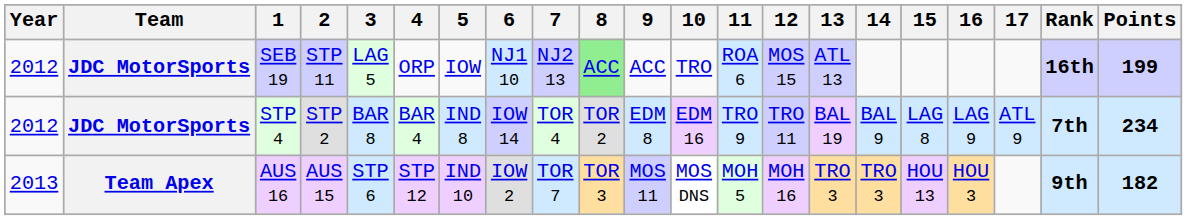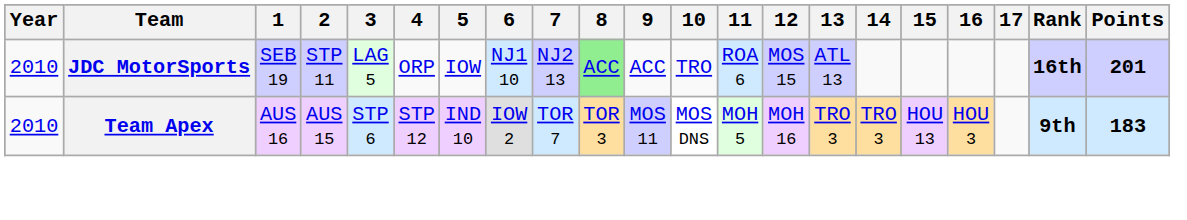(34, 68) 2012 -> (34, 68) 2010
(1140, 68) 199 -> (1128, 68) 201
- row: (278, 125)
(34, 184) 2013 -> (34, 126) 2010
(1140, 184) 182 -> (1128, 126) 183
